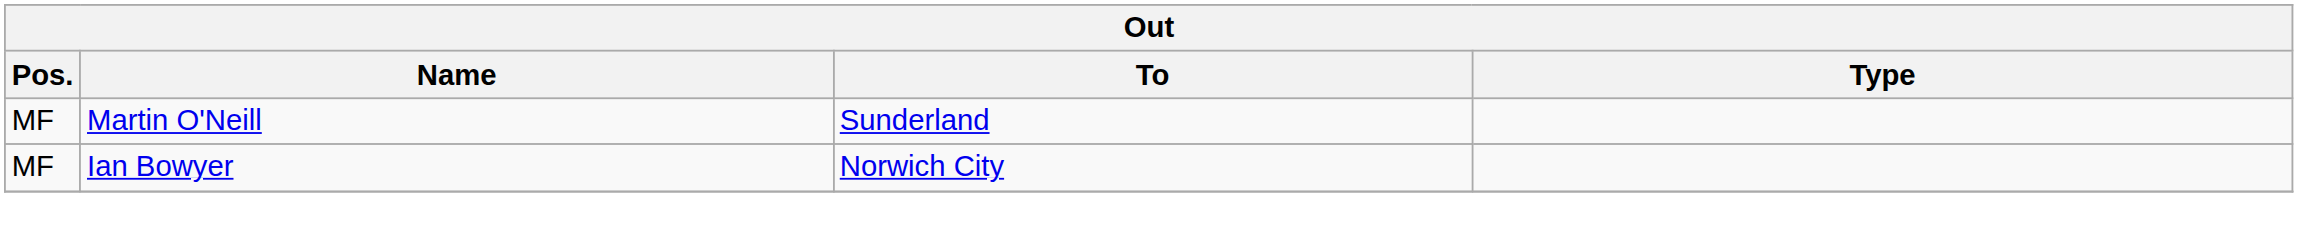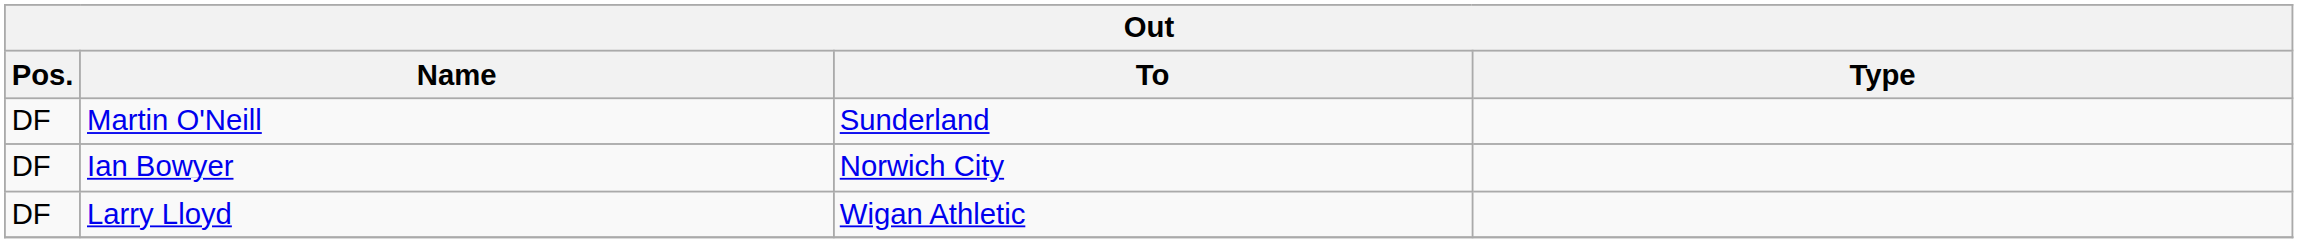(33, 120) MF -> (31, 120) DF
(33, 167) MF -> (31, 167) DF
+ row: (159, 213)
